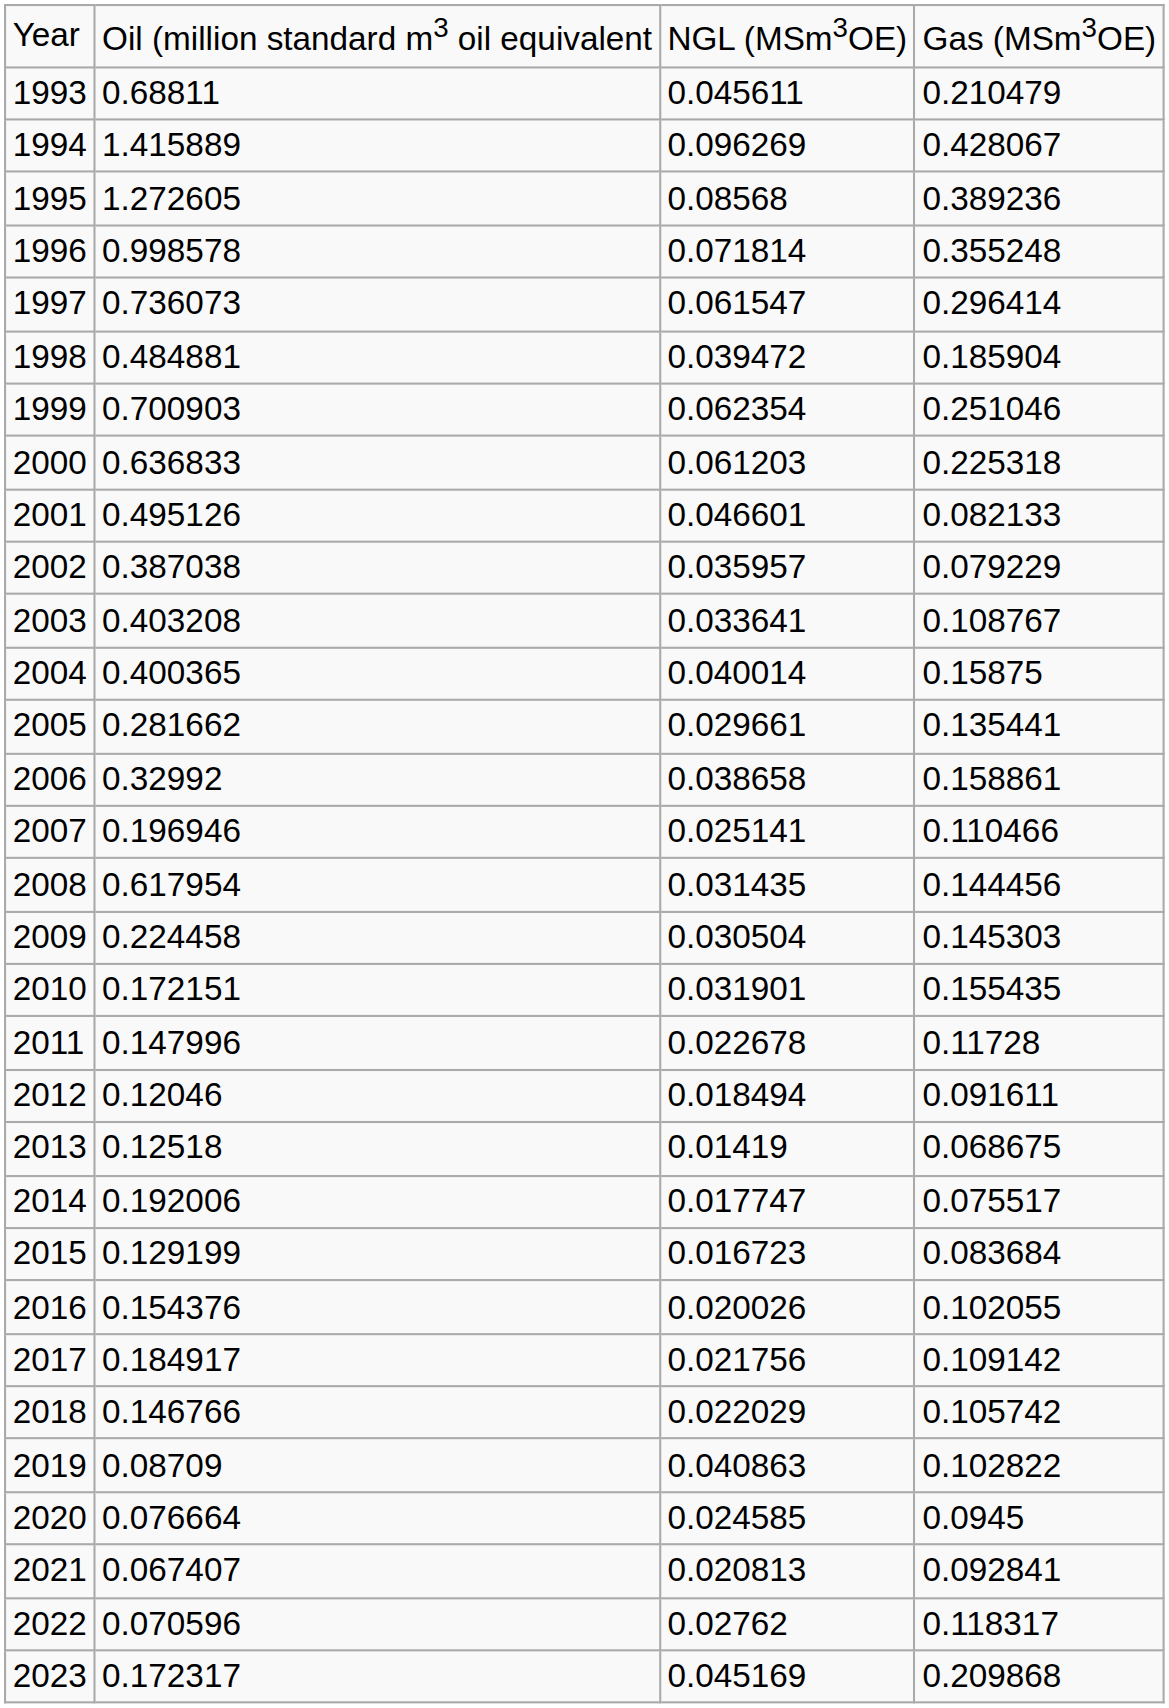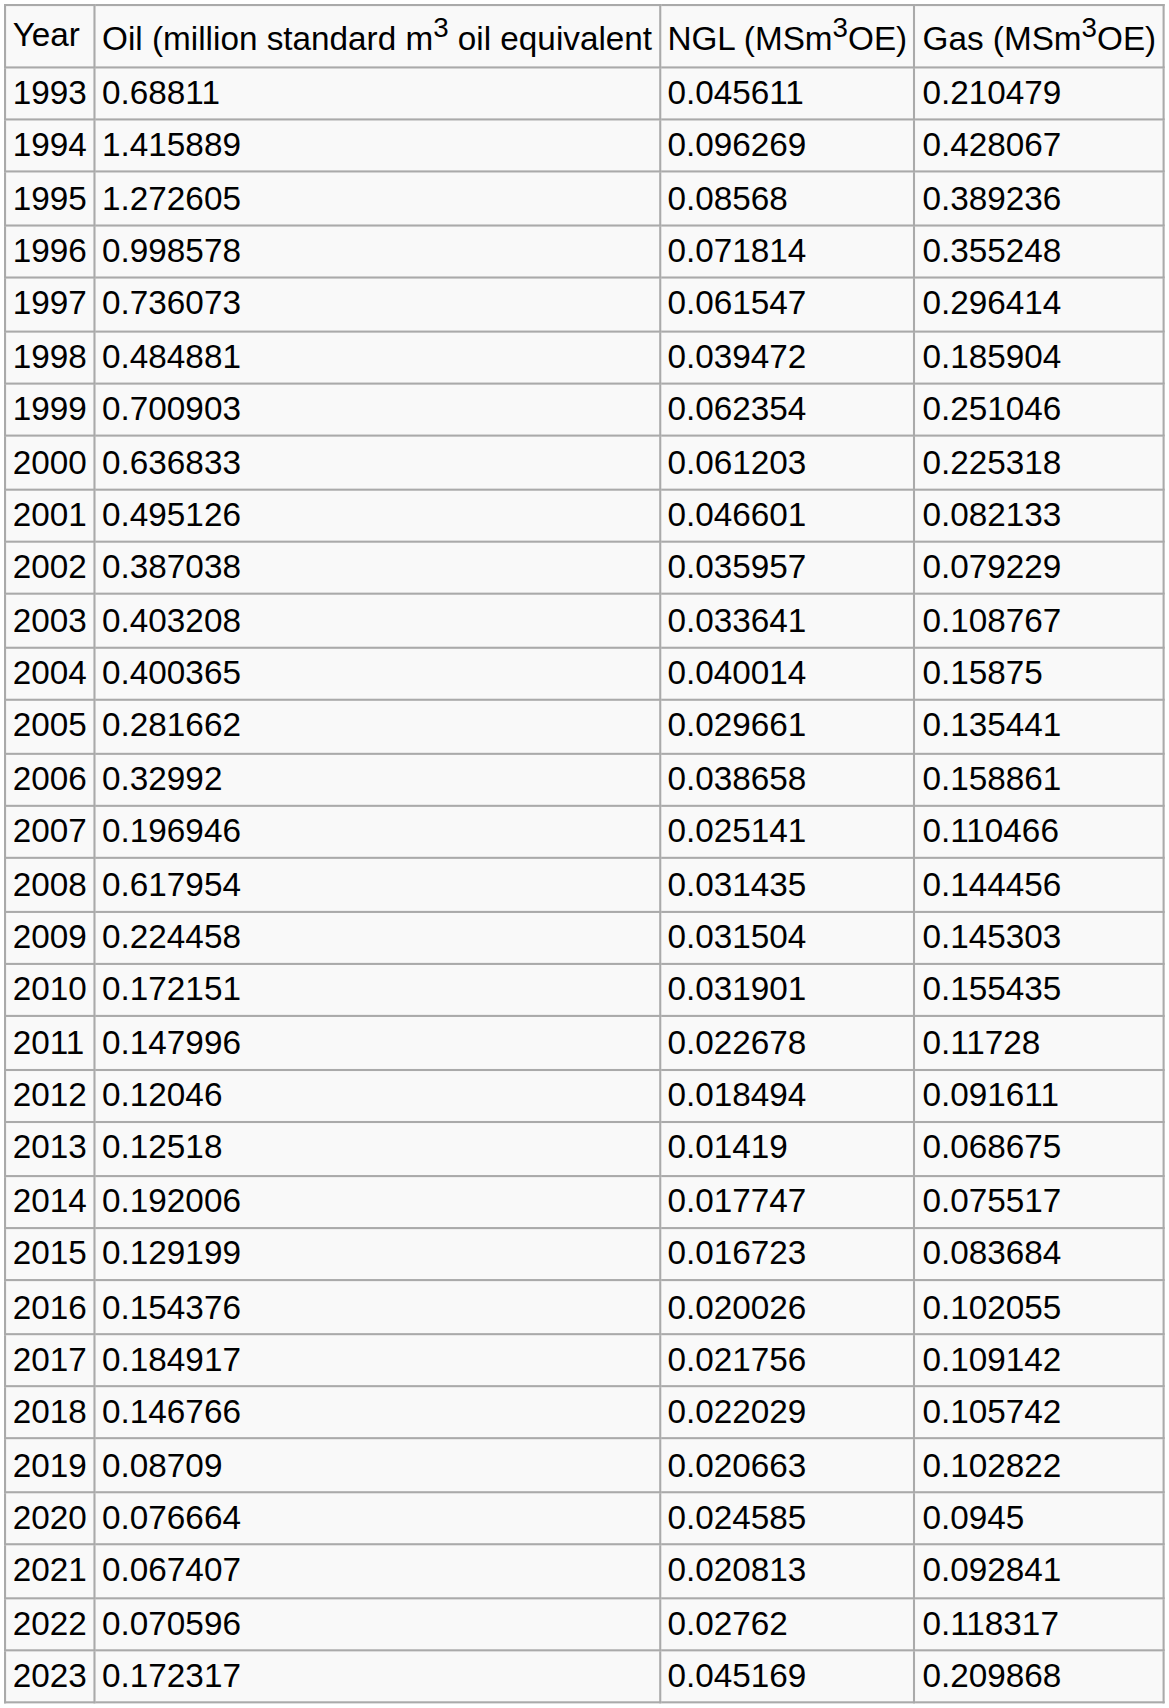(737, 937) 0.030504 -> (737, 937) 0.031504
(737, 1464) 0.040863 -> (737, 1464) 0.020663
